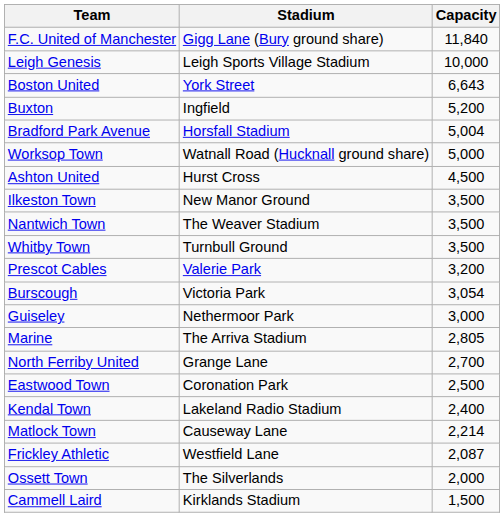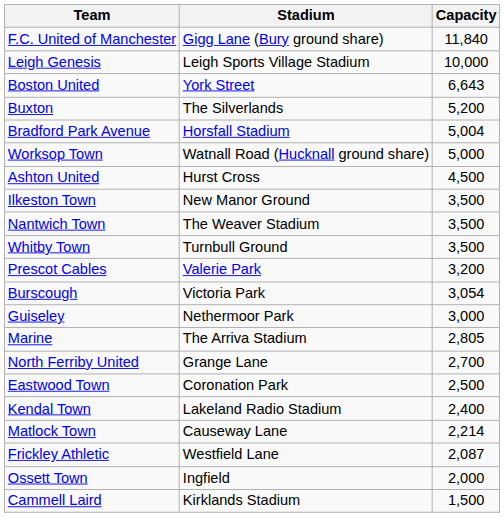(206, 108) Ingfield -> (233, 108) The Silverlands
(233, 477) The Silverlands -> (206, 477) Ingfield
